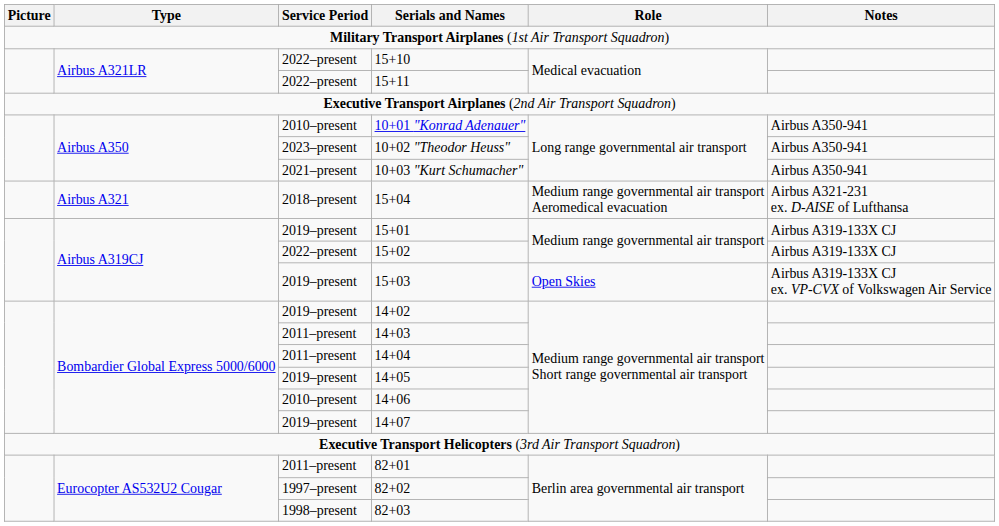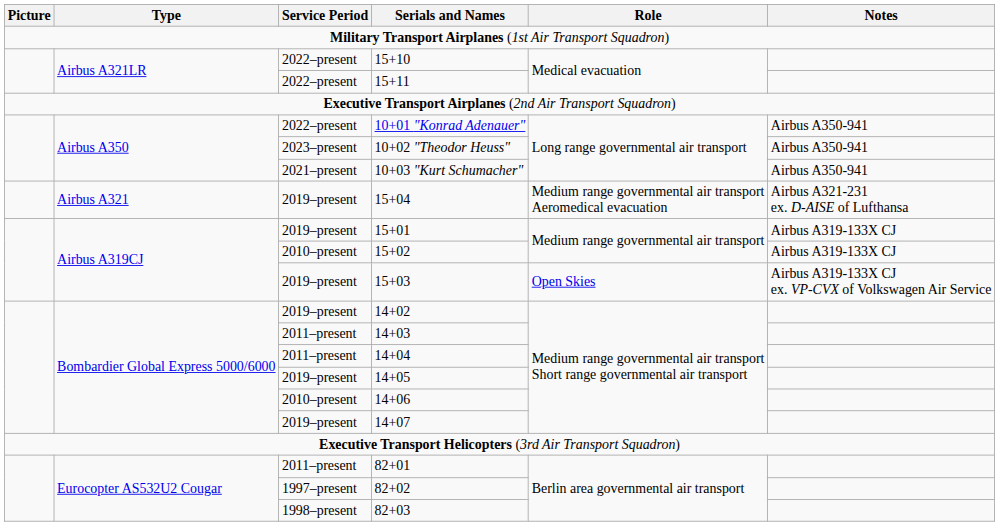(319, 125) 2010–present -> (319, 125) 2022–present
(319, 199) 2018–present -> (319, 199) 2019–present
(319, 251) 2022–present -> (319, 251) 2010–present
